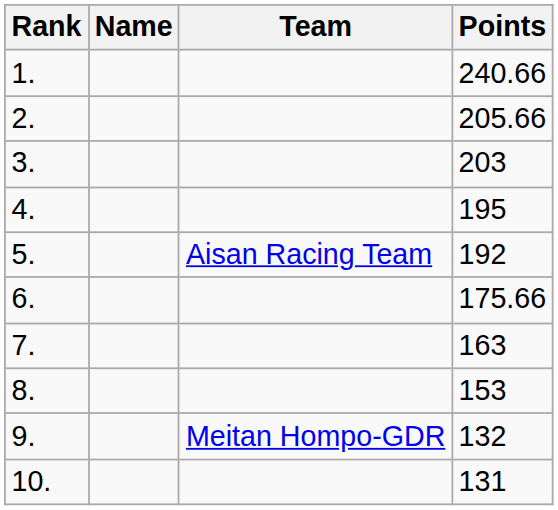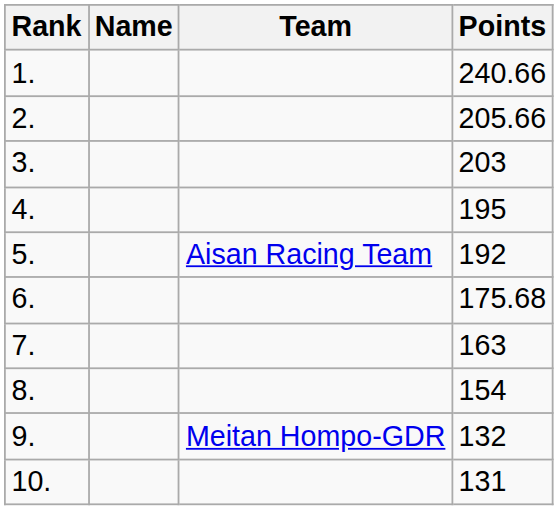(502, 299) 175.66 -> (502, 299) 175.68
(482, 390) 153 -> (482, 390) 154
